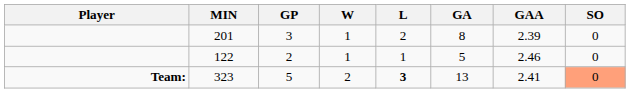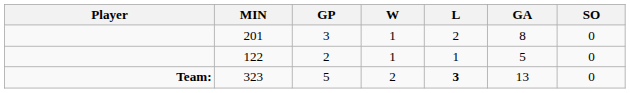- column: (529, 14)
(595, 77) lightsalmon background -> (591, 77) no background
